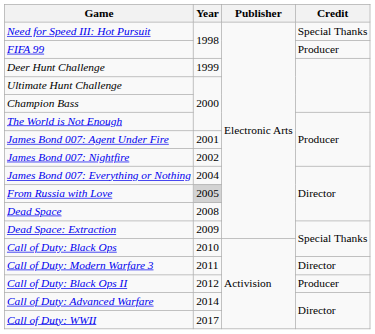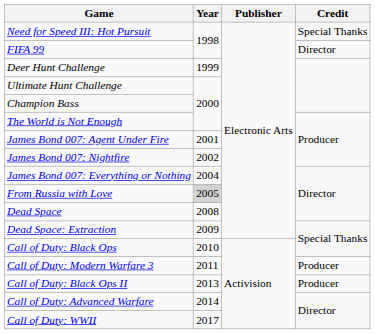(318, 49) Producer -> (317, 49) Director
(317, 265) Director -> (318, 265) Producer
(208, 283) 2012 -> (208, 283) 2013
